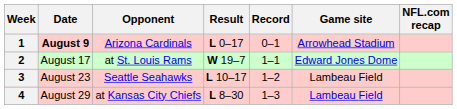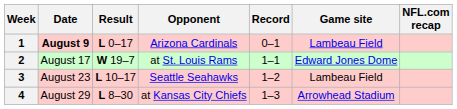columns swapped: (148, 19) <-> (226, 19)
(346, 43) Arrowhead Stadium -> (346, 43) Lambeau Field
(346, 95) Lambeau Field -> (346, 95) Arrowhead Stadium
